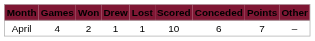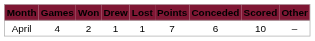columns swapped: (174, 12) <-> (262, 12)
